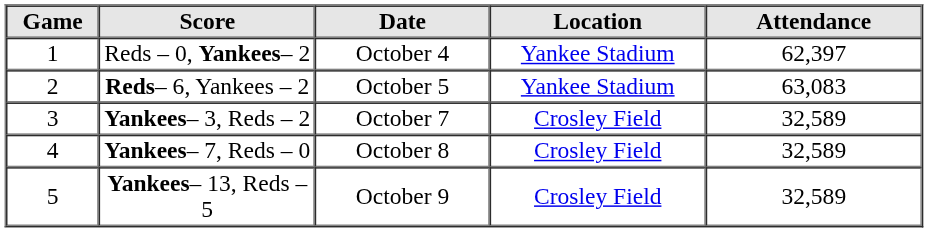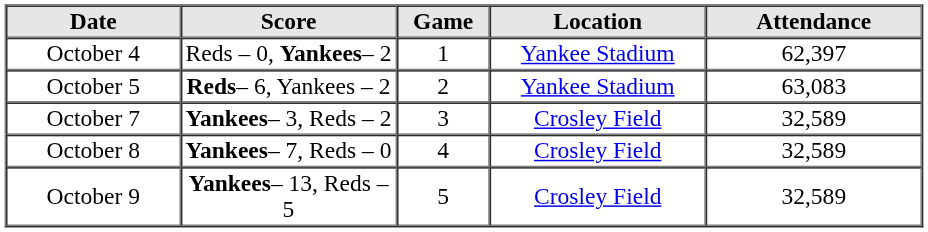columns swapped: (53, 21) <-> (402, 21)
